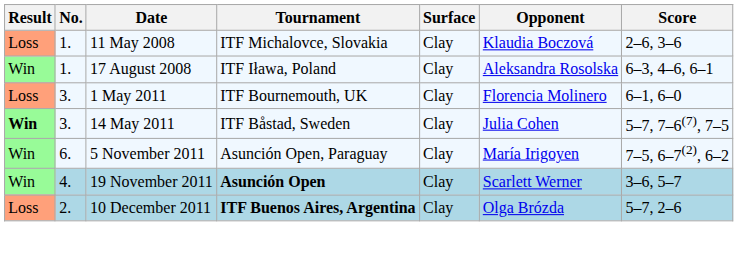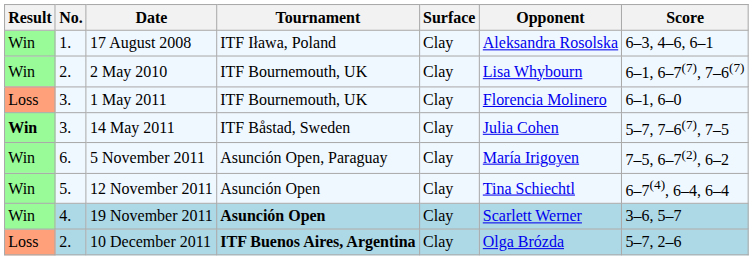- row: (132, 42)
+ row: (129, 71)
+ row: (151, 187)
